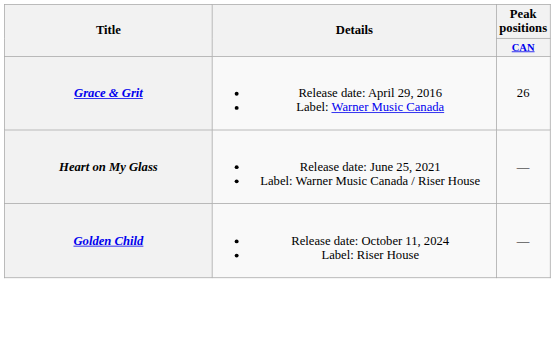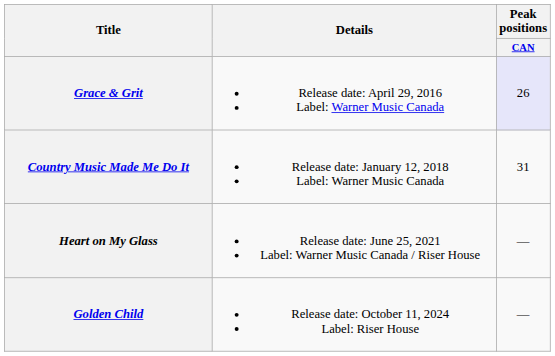(523, 93) no background -> (523, 93) lavender background
+ row: (108, 167)
